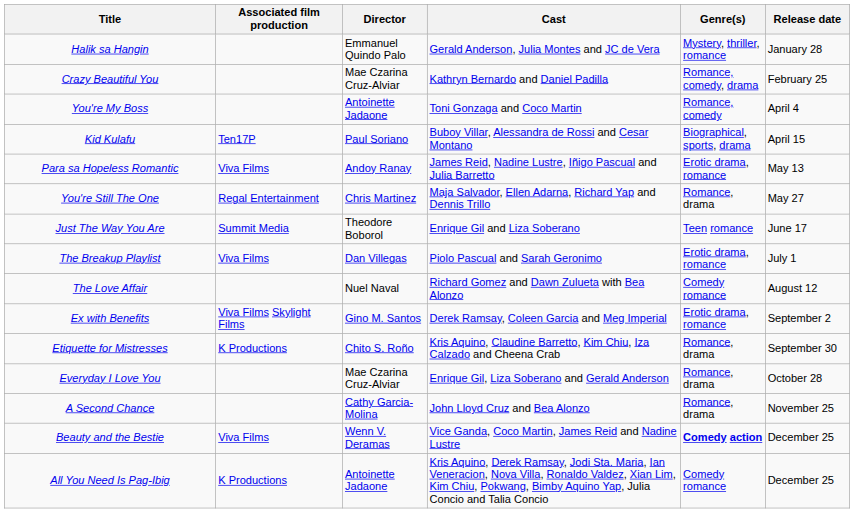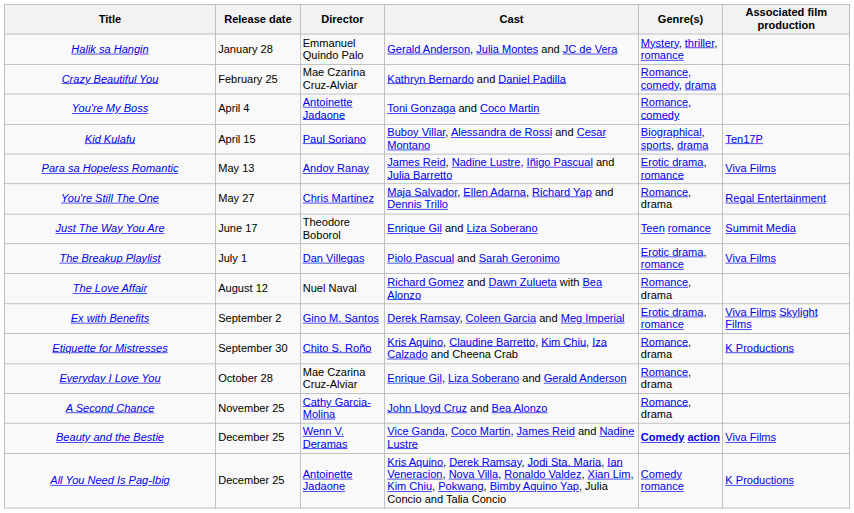columns swapped: (807, 19) <-> (279, 19)
(705, 288) Comedy romance -> (666, 288) Romance, drama
